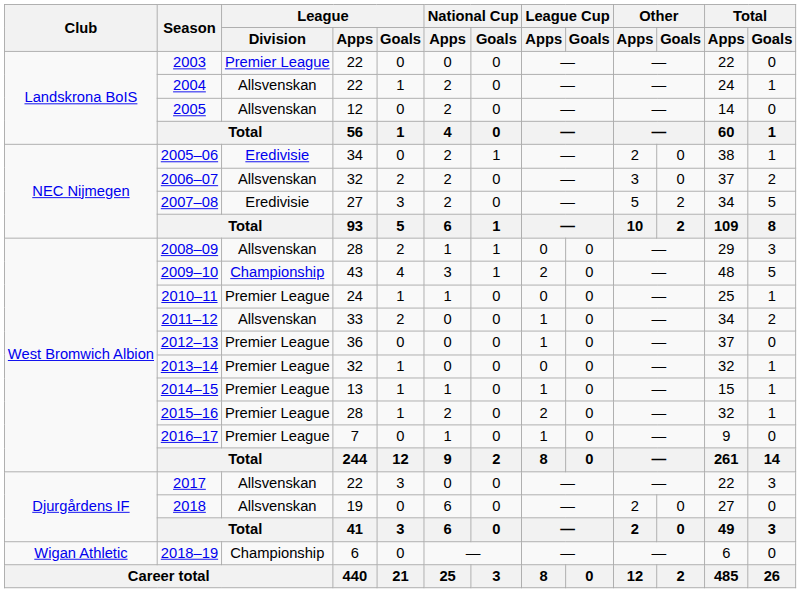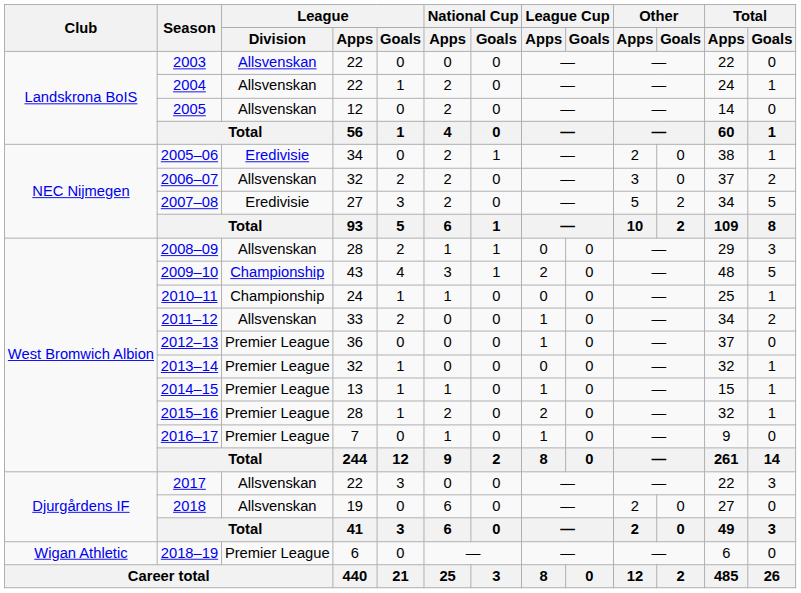(277, 62) Premier League -> (277, 62) Allsvenskan
(277, 296) Premier League -> (277, 296) Championship
(277, 553) Championship -> (277, 553) Premier League
